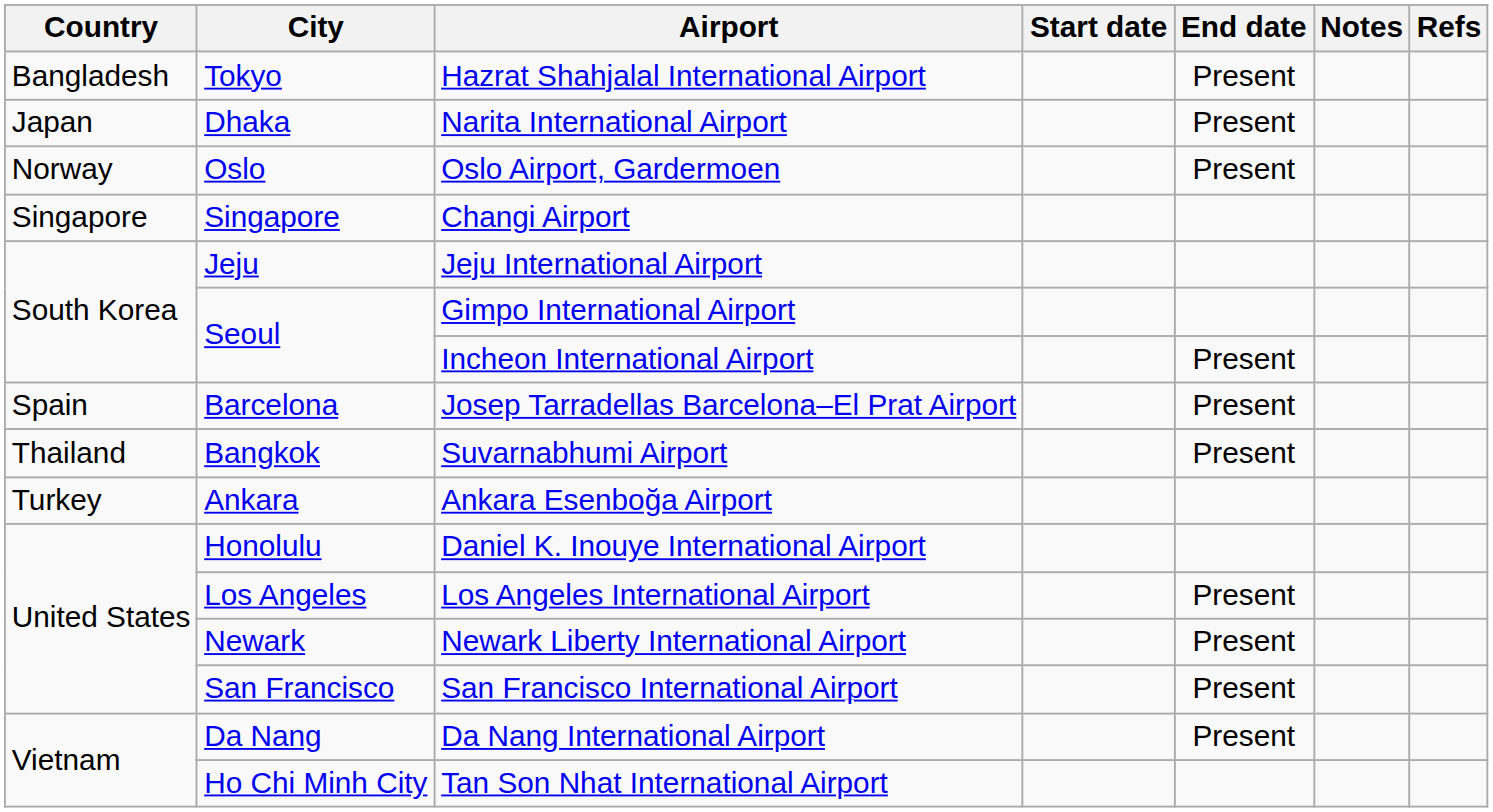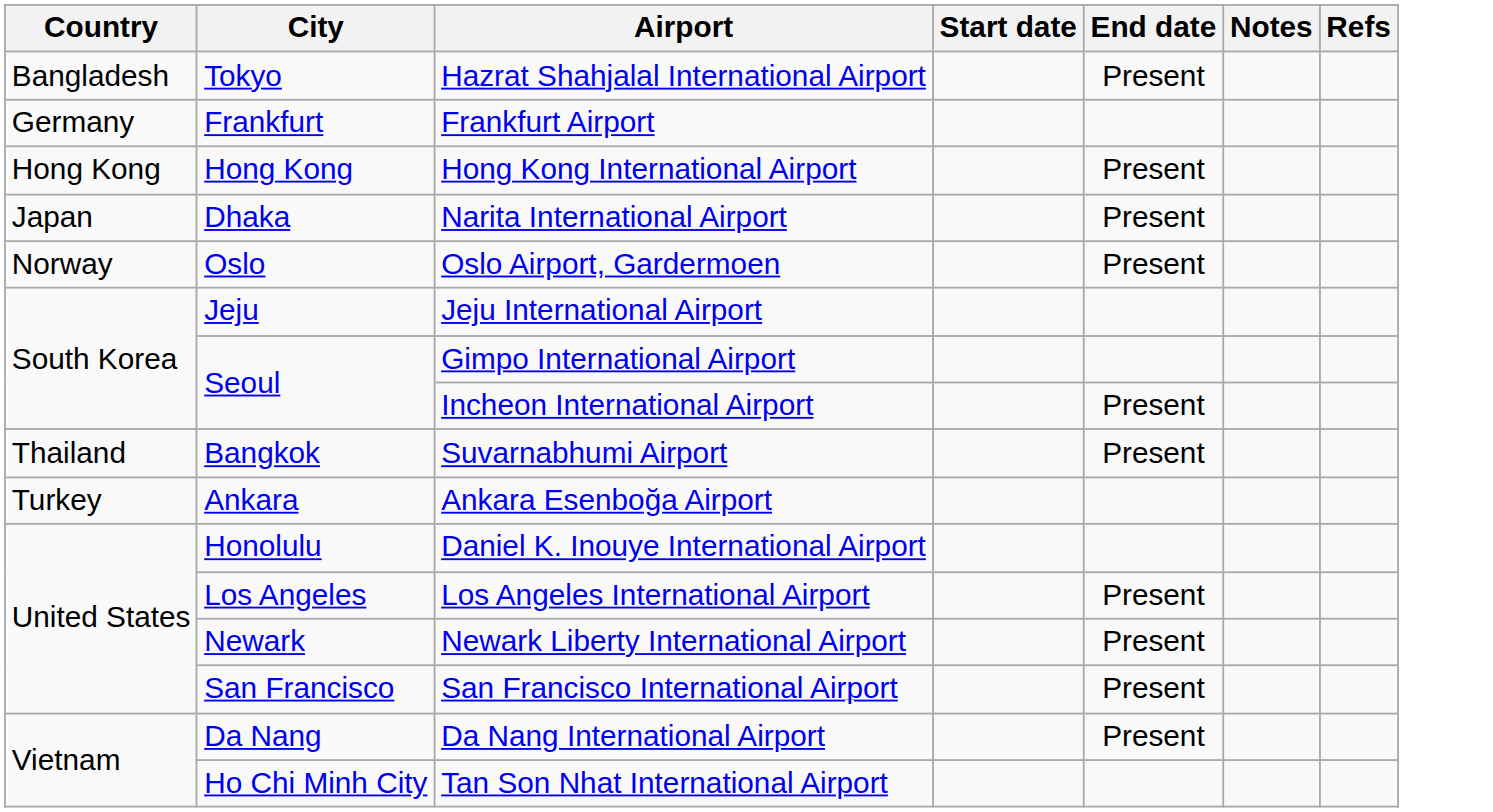+ row: (548, 122)
+ row: (649, 169)
- row: (535, 216)
- row: (729, 405)
